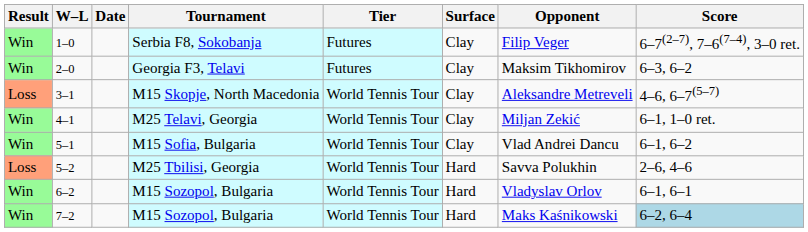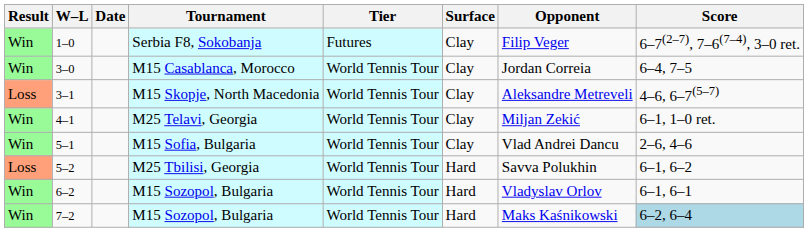- row: (65, 69)
+ row: (65, 69)
(666, 143) 6–1, 6–2 -> (666, 143) 2–6, 4–6
(666, 167) 2–6, 4–6 -> (666, 167) 6–1, 6–2
